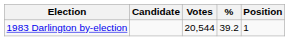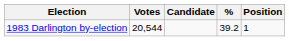columns swapped: (156, 12) <-> (200, 12)
